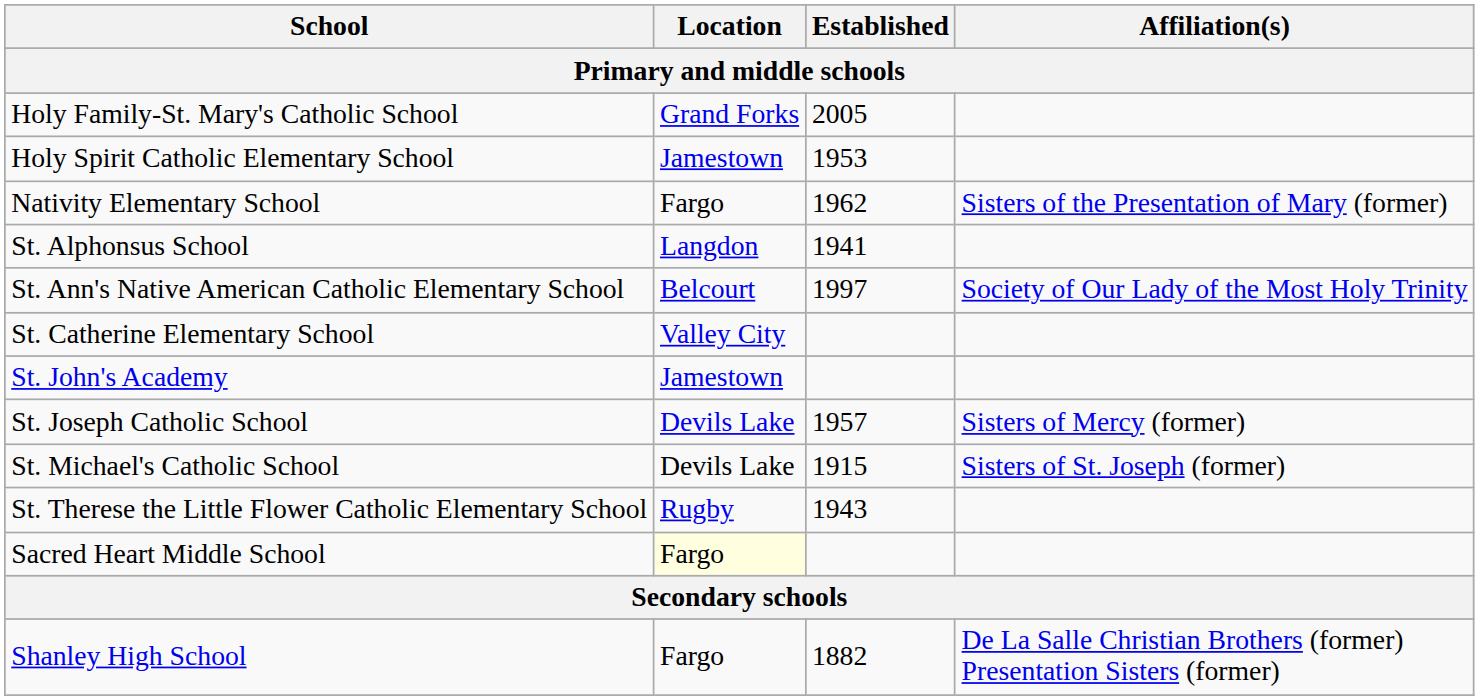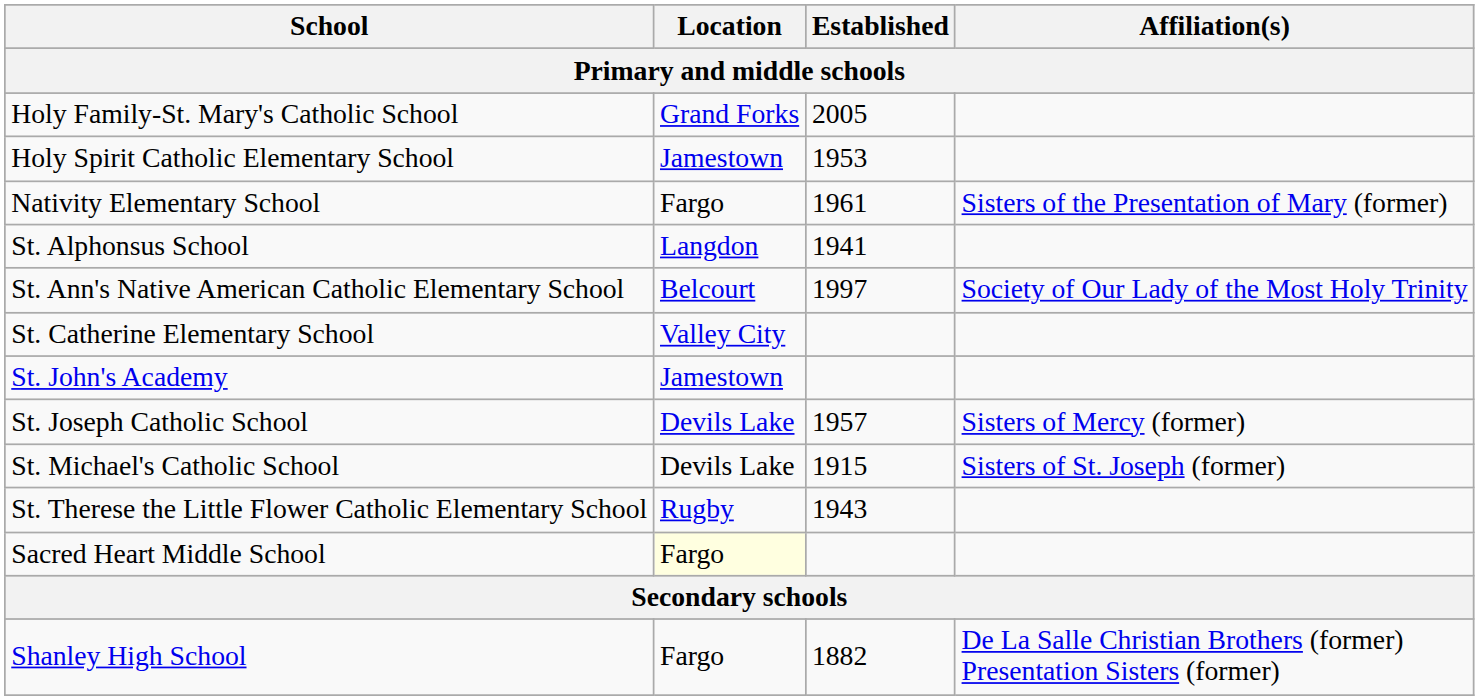(840, 202) 1962 -> (840, 202) 1961
